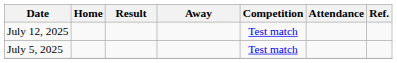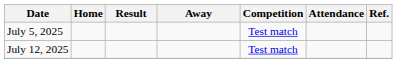rows swapped: (35, 49) <-> (38, 31)
